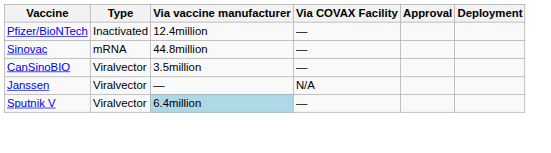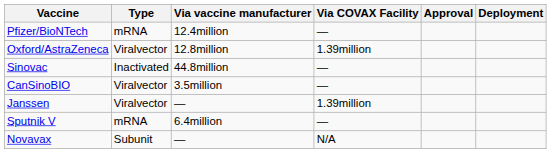(121, 31) Inactivated -> (131, 31) mRNA
+ row: (58, 49)
(110, 49) mRNA -> (141, 67) Inactivated
(305, 85) N/A -> (344, 103) 1.39million
(120, 103) Viralvector -> (131, 121) mRNA
(177, 103) lightblue background -> (198, 121) no background
+ row: (29, 139)
